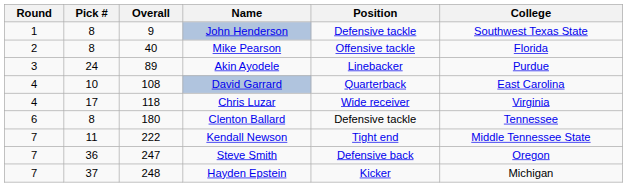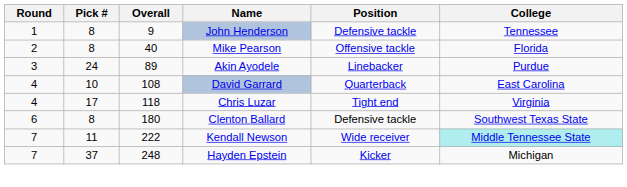(531, 31) Southwest Texas State -> (531, 31) Tennessee
(375, 102) Wide receiver -> (375, 102) Tight end
(531, 119) Tennessee -> (531, 119) Southwest Texas State
(375, 137) Tight end -> (375, 137) Wide receiver
(531, 137) no background -> (531, 137) paleturquoise background
- row: (247, 155)
